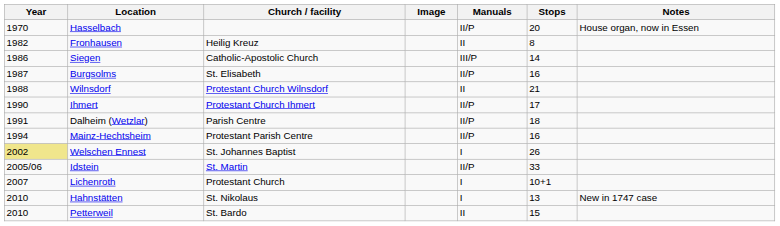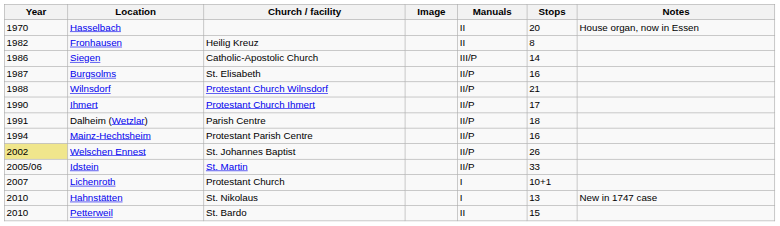(467, 27) II/P -> (462, 27) II
(462, 89) II -> (467, 89) II/P
(461, 151) I -> (467, 151) II/P
